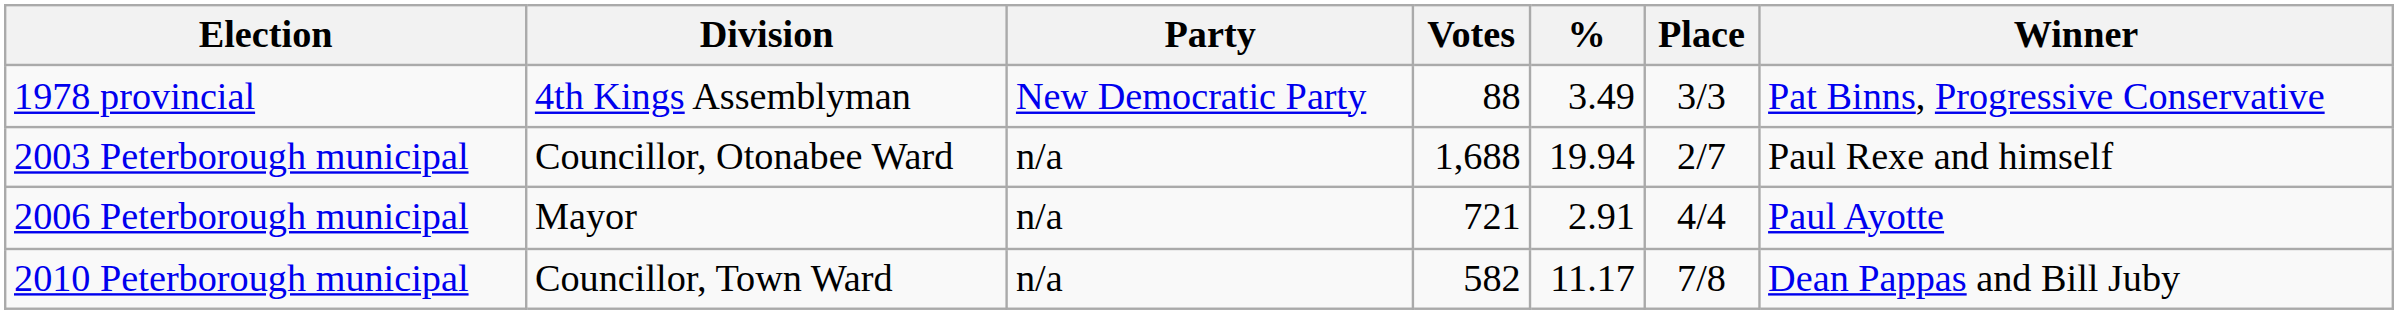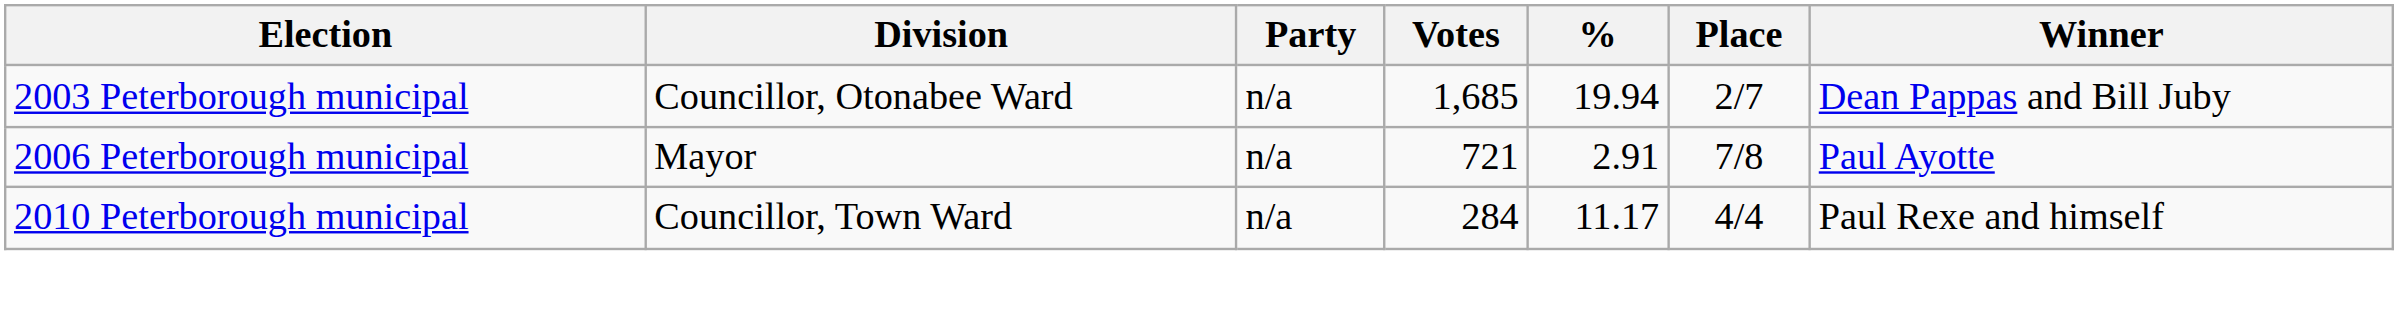- row: (135, 95)
(1478, 156) 1,688 -> (1476, 95) 1,685
(1941, 156) Paul Rexe and himself -> (2025, 95) Dean Pappas and Bill Juby
(1702, 216) 4/4 -> (1739, 156) 7/8
(1492, 277) 582 -> (1490, 216) 284
(1702, 277) 7/8 -> (1739, 216) 4/4
(1974, 277) Dean Pappas and Bill Juby -> (1991, 216) Paul Rexe and himself
